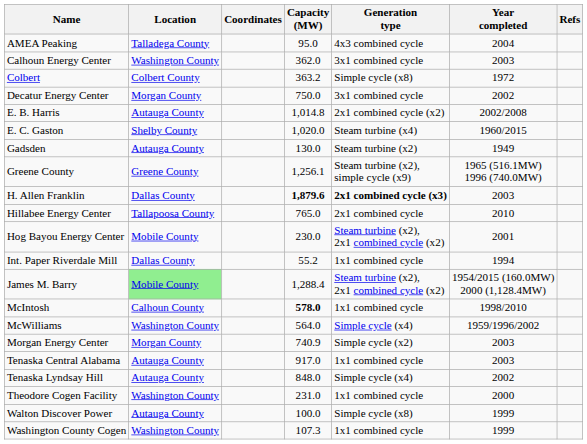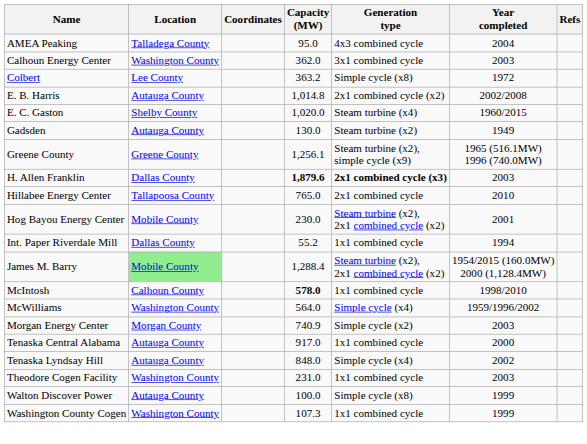(165, 78) Colbert County -> (157, 78) Lee County
- row: (58, 95)
(503, 360) 2003 -> (503, 343) 2000
(503, 395) 2000 -> (503, 378) 2003
